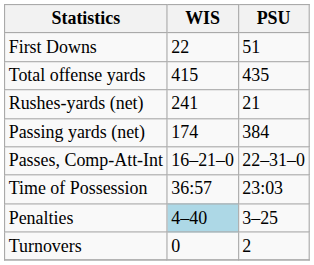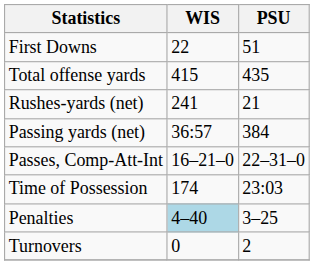(185, 132) 174 -> (192, 132) 36:57
(192, 189) 36:57 -> (185, 189) 174
